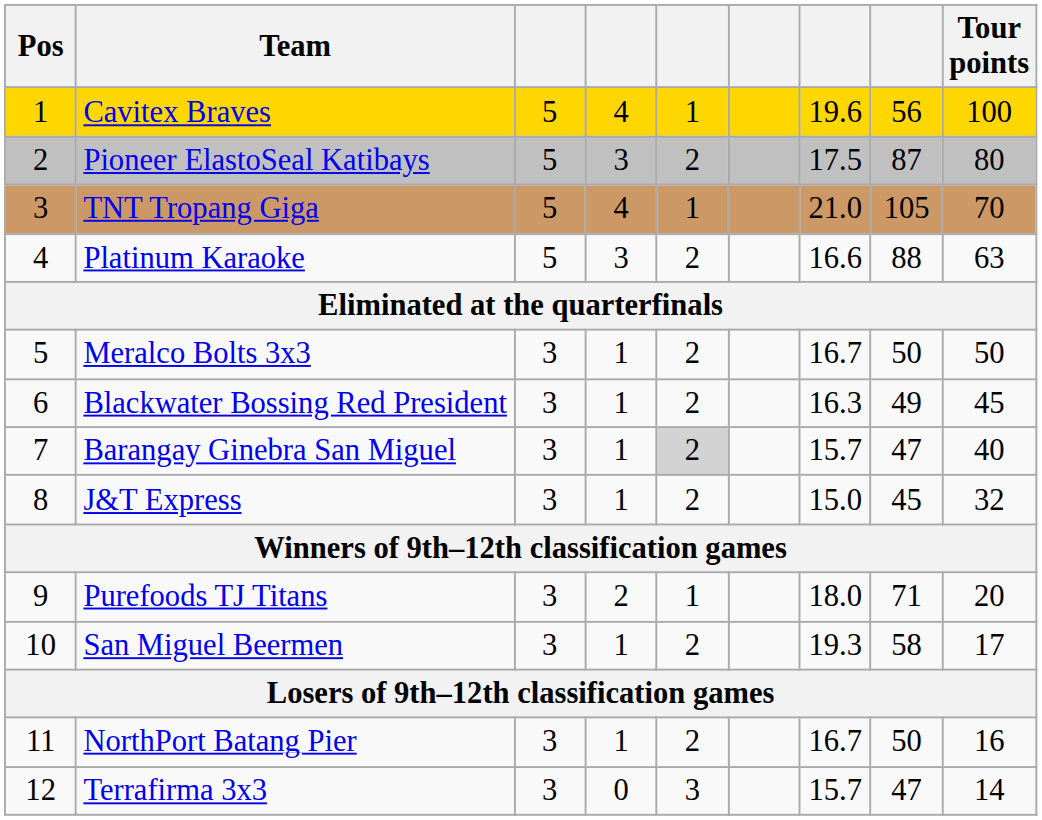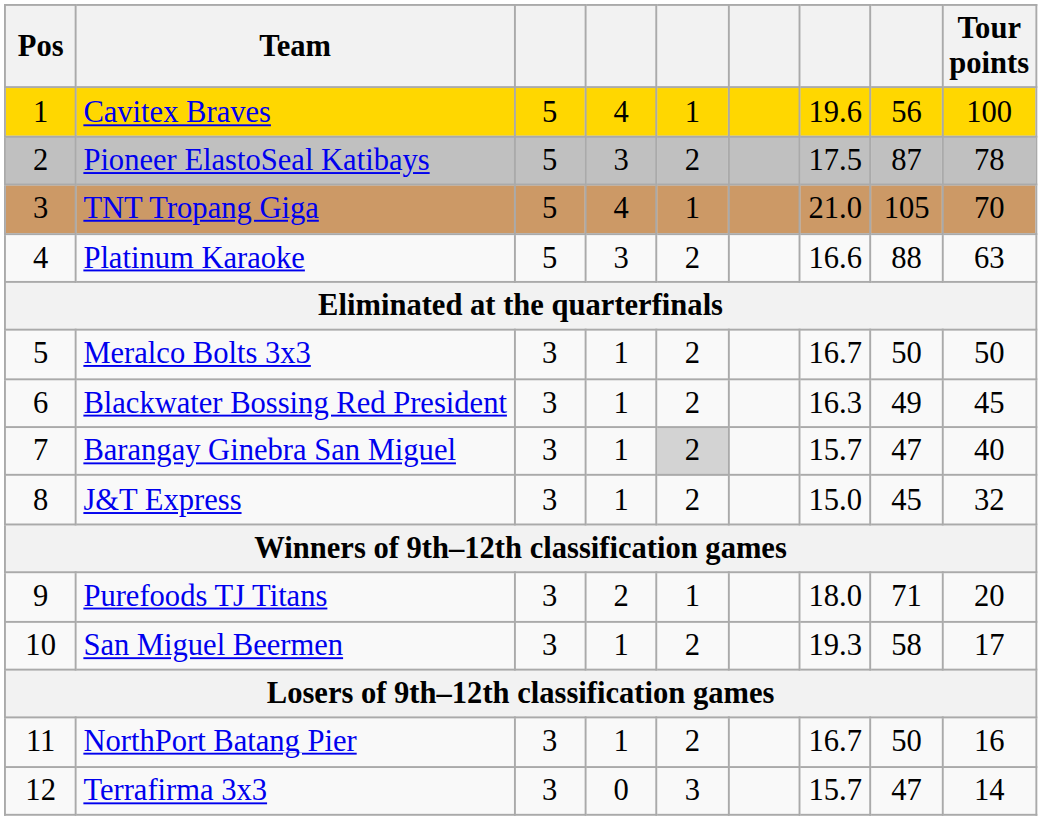(989, 160) 80 -> (989, 160) 78
